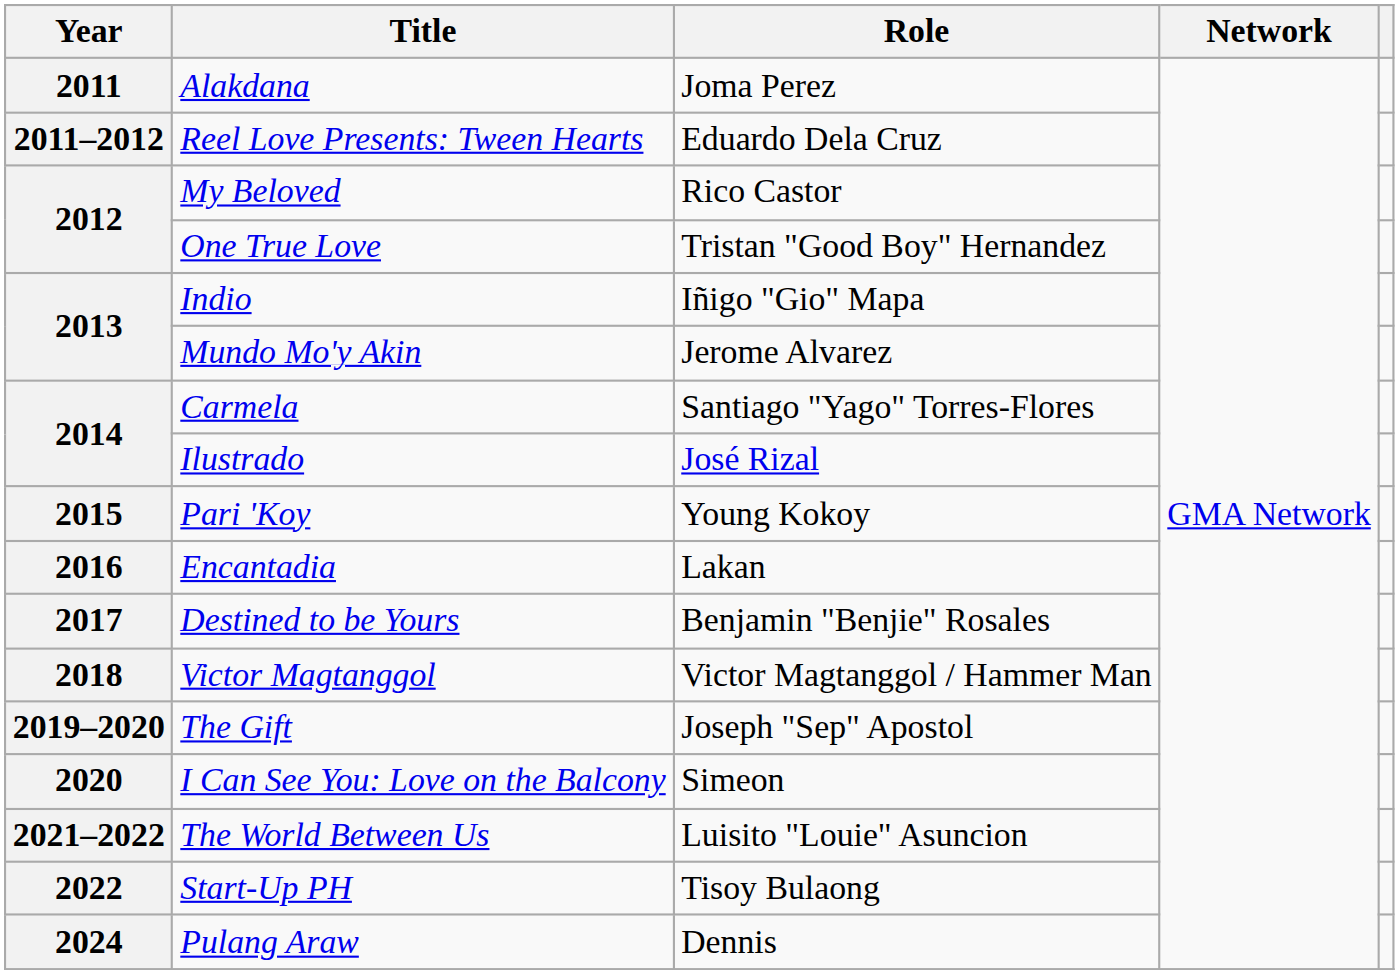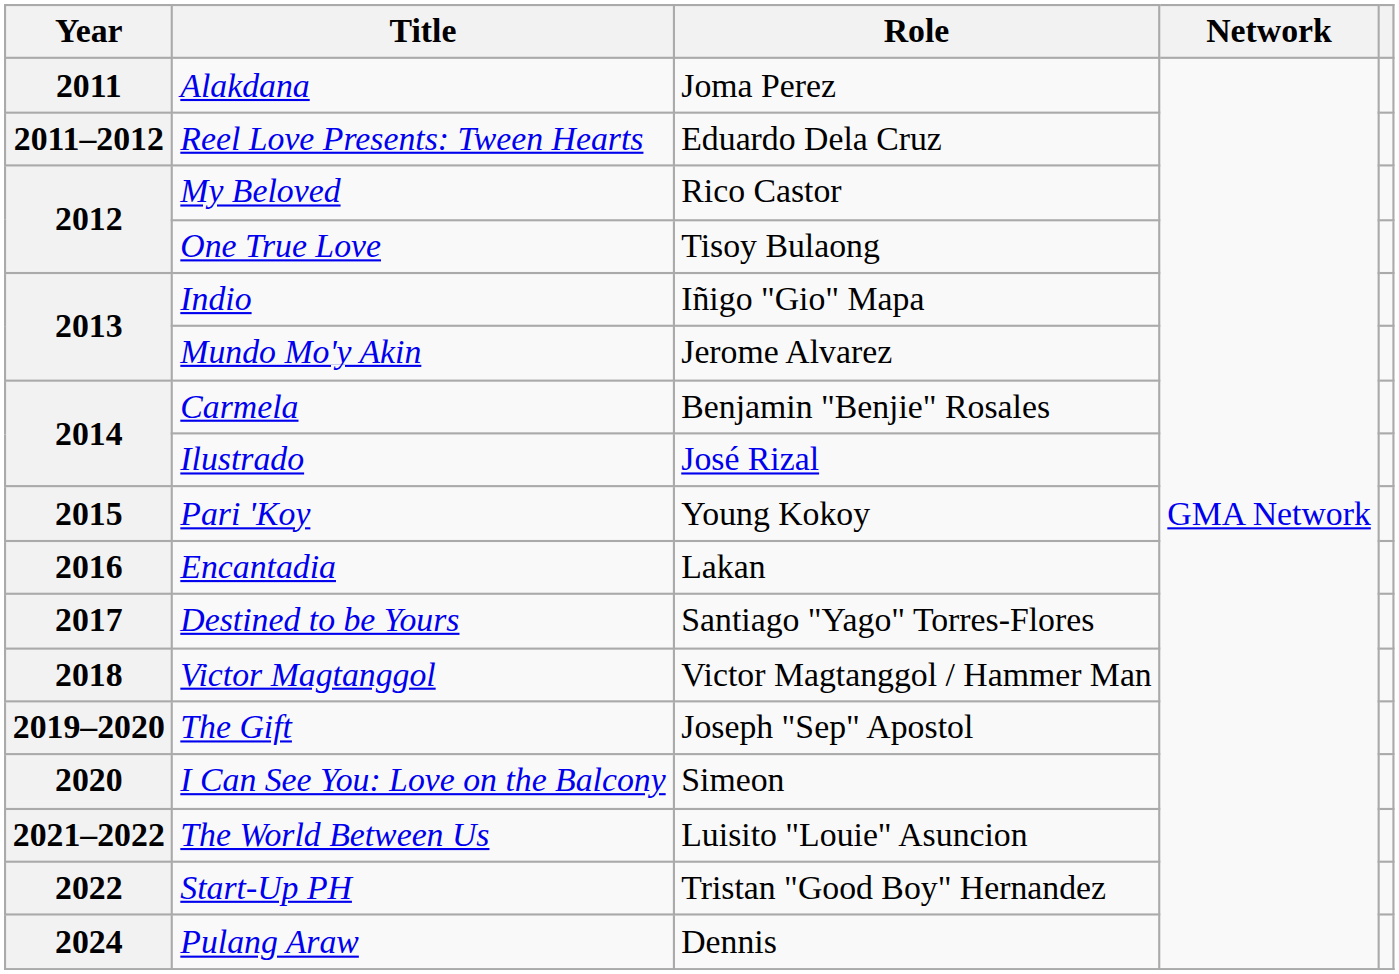(894, 245) Tristan "Good Boy" Hernandez -> (781, 245) Tisoy Bulaong
(888, 406) Santiago "Yago" Torres-Flores -> (866, 406) Benjamin "Benjie" Rosales
(866, 620) Benjamin "Benjie" Rosales -> (888, 620) Santiago "Yago" Torres-Flores
(781, 887) Tisoy Bulaong -> (894, 887) Tristan "Good Boy" Hernandez
